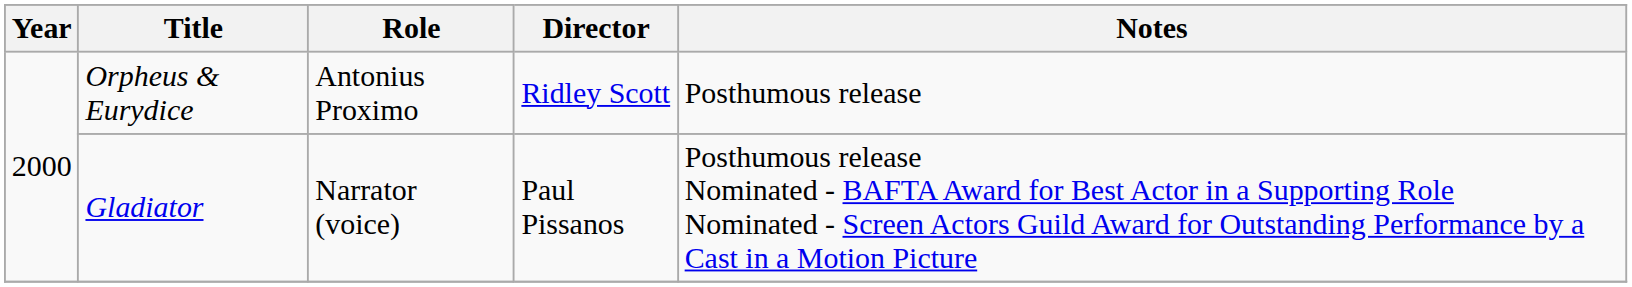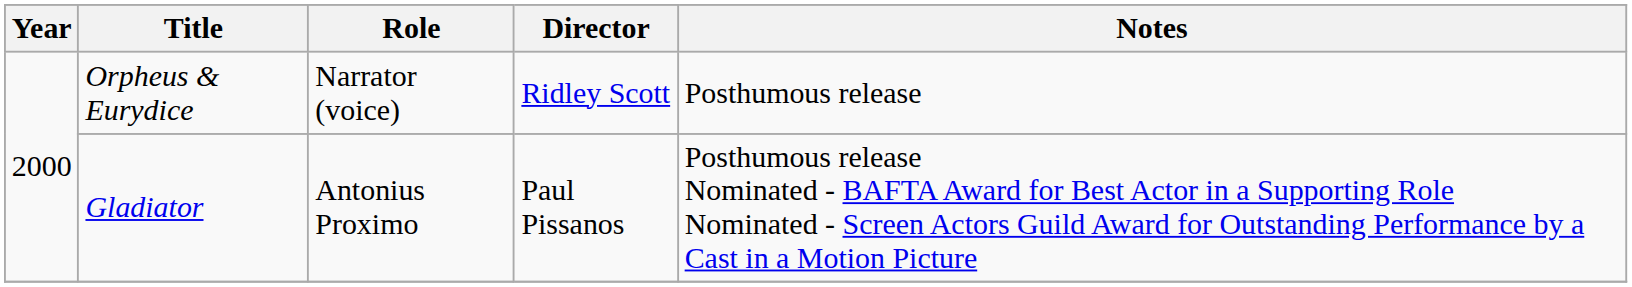(370, 92) Antonius Proximo -> (366, 92) Narrator (voice)
(366, 207) Narrator (voice) -> (370, 207) Antonius Proximo
